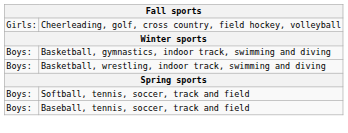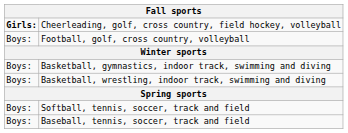(22, 25) normal -> (22, 25) bold
+ row: (145, 39)
